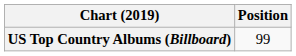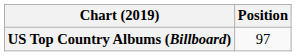(263, 39) 99 -> (263, 39) 97
